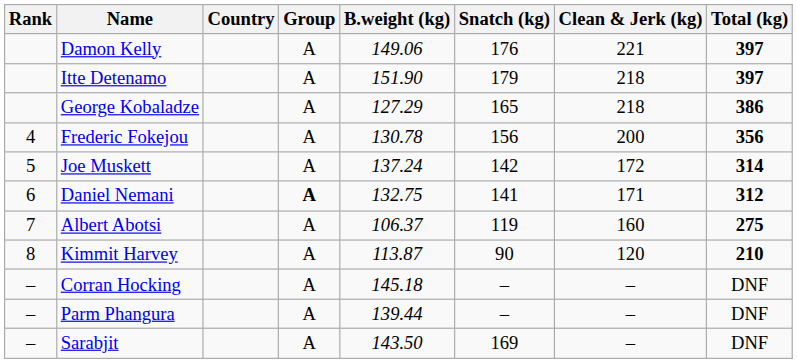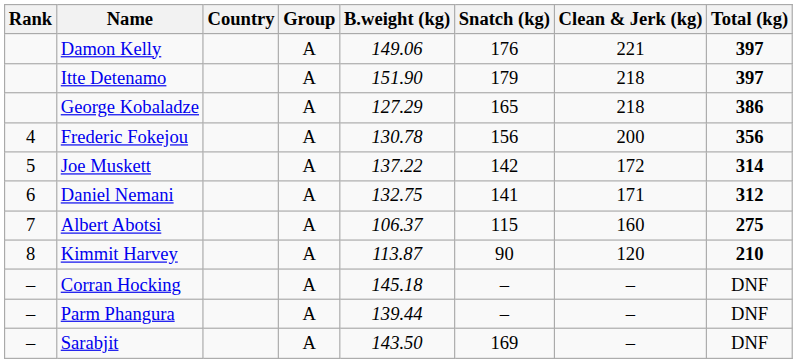(397, 166) 137.24 -> (397, 166) 137.22
(309, 195) bold -> (309, 195) normal
(504, 225) 119 -> (504, 225) 115
